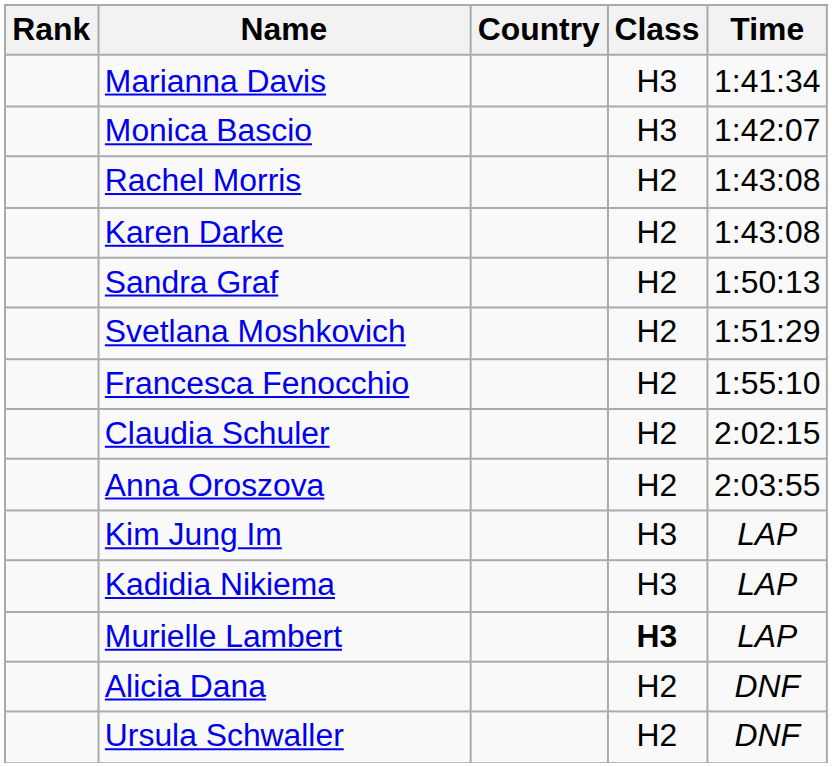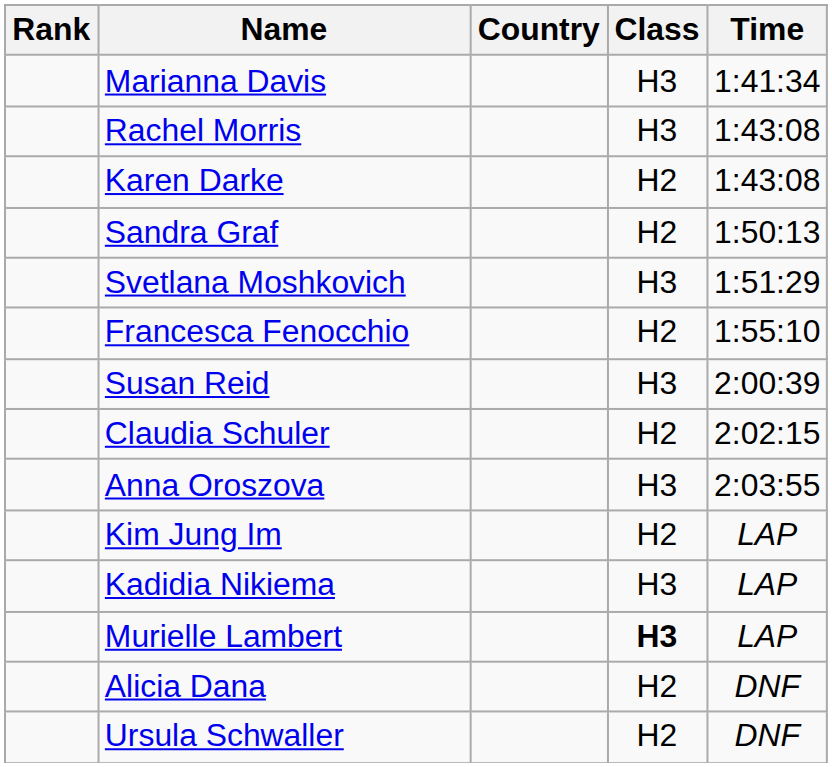- row: (208, 130)
(657, 181) H2 -> (657, 130) H3
(657, 332) H2 -> (657, 282) H3
+ row: (187, 383)
(657, 484) H2 -> (657, 484) H3
(657, 534) H3 -> (657, 534) H2
